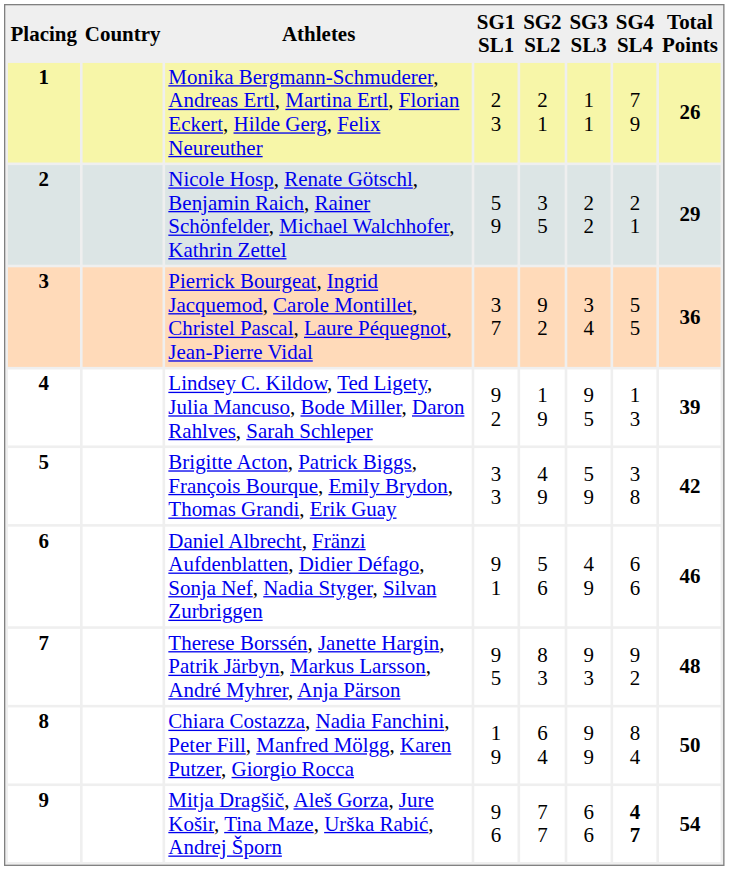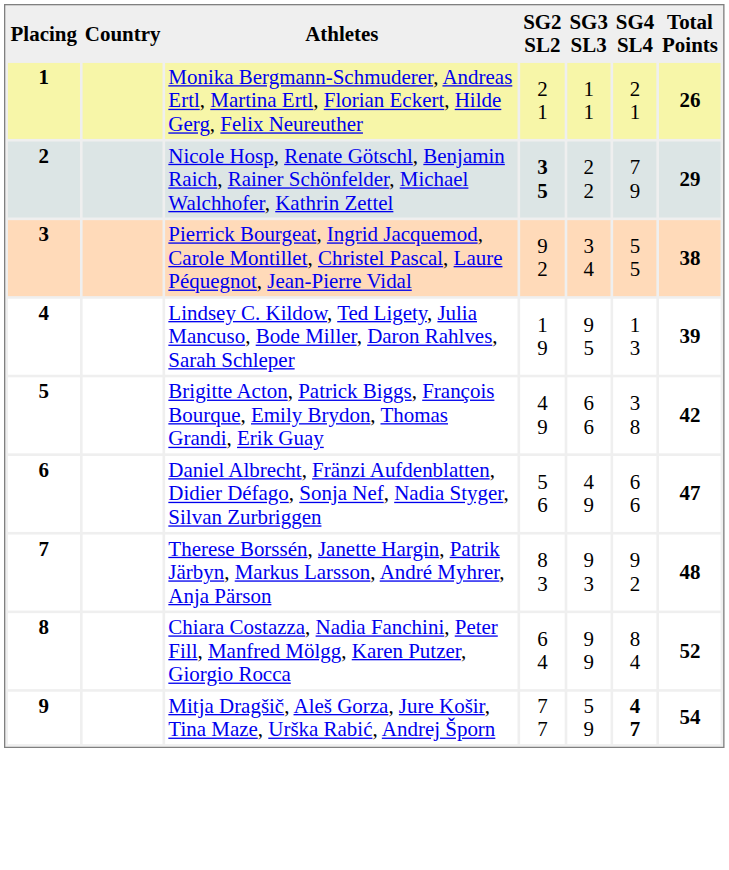- column: (496, 33)
(635, 112) 7 9 -> (635, 100) 2 1
(542, 214) normal -> (542, 179) bold
(635, 214) 2 1 -> (635, 179) 7 9
(690, 316) 36 -> (690, 257) 38
(589, 485) 5 9 -> (589, 415) 6 6
(690, 576) 46 -> (690, 493) 47
(690, 745) 50 -> (690, 650) 52
(589, 823) 6 6 -> (589, 717) 5 9
